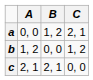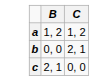- column: (29, 14)
(76, 32) 2, 1 -> (76, 32) 1, 2
(76, 49) 1, 2 -> (76, 49) 2, 1
